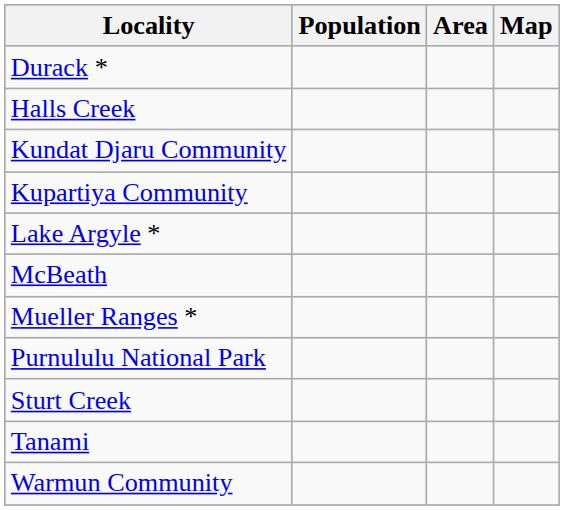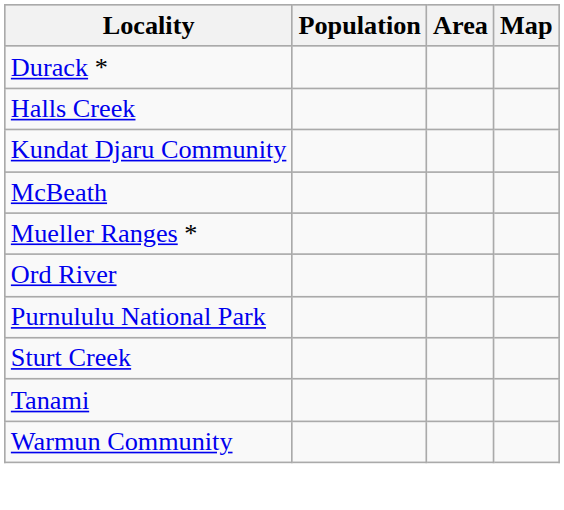- row: (129, 191)
- row: (86, 233)
+ row: (64, 274)
